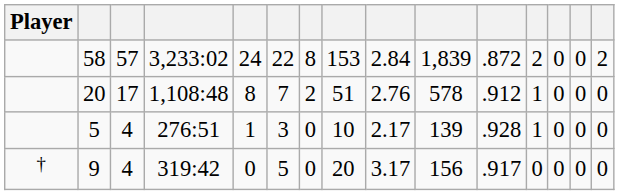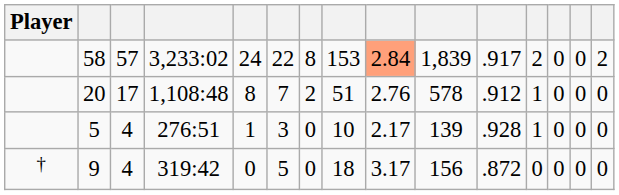(390, 58) no background -> (390, 58) lightsalmon background
(501, 58) .872 -> (501, 58) .917
(343, 168) 20 -> (343, 168) 18
(501, 168) .917 -> (501, 168) .872
